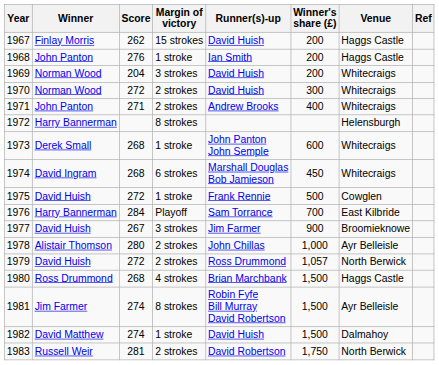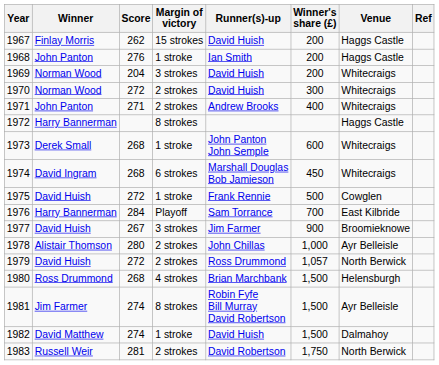(371, 123) Helensburgh -> (373, 123) Haggs Castle
(373, 278) Haggs Castle -> (371, 278) Helensburgh
